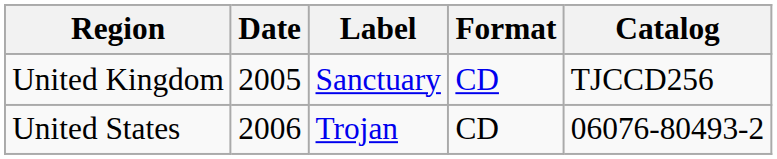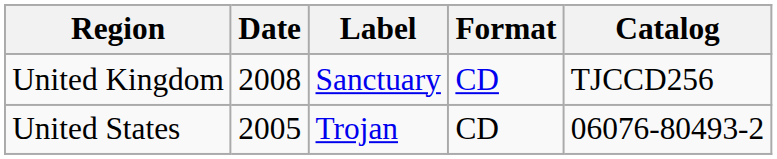(270, 79) 2005 -> (270, 79) 2008
(270, 128) 2006 -> (270, 128) 2005
